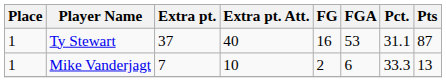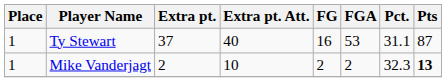(162, 64) 7 -> (162, 64) 2
(348, 64) 6 -> (348, 64) 2
(397, 64) 33.3 -> (397, 64) 32.3
(425, 64) normal -> (425, 64) bold
